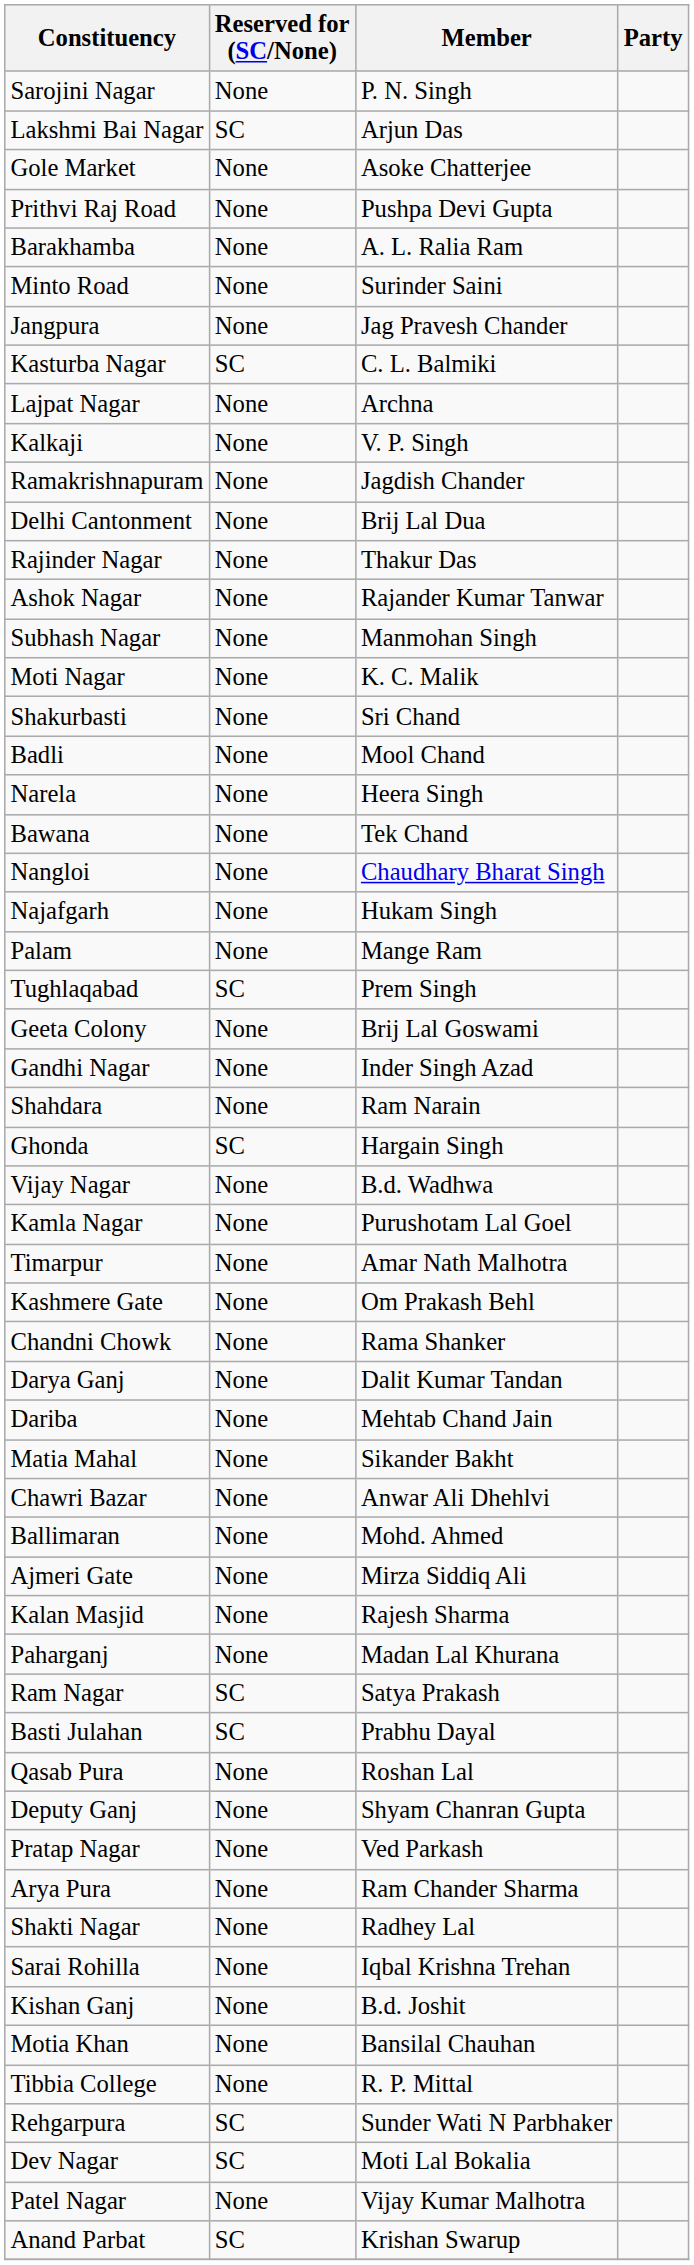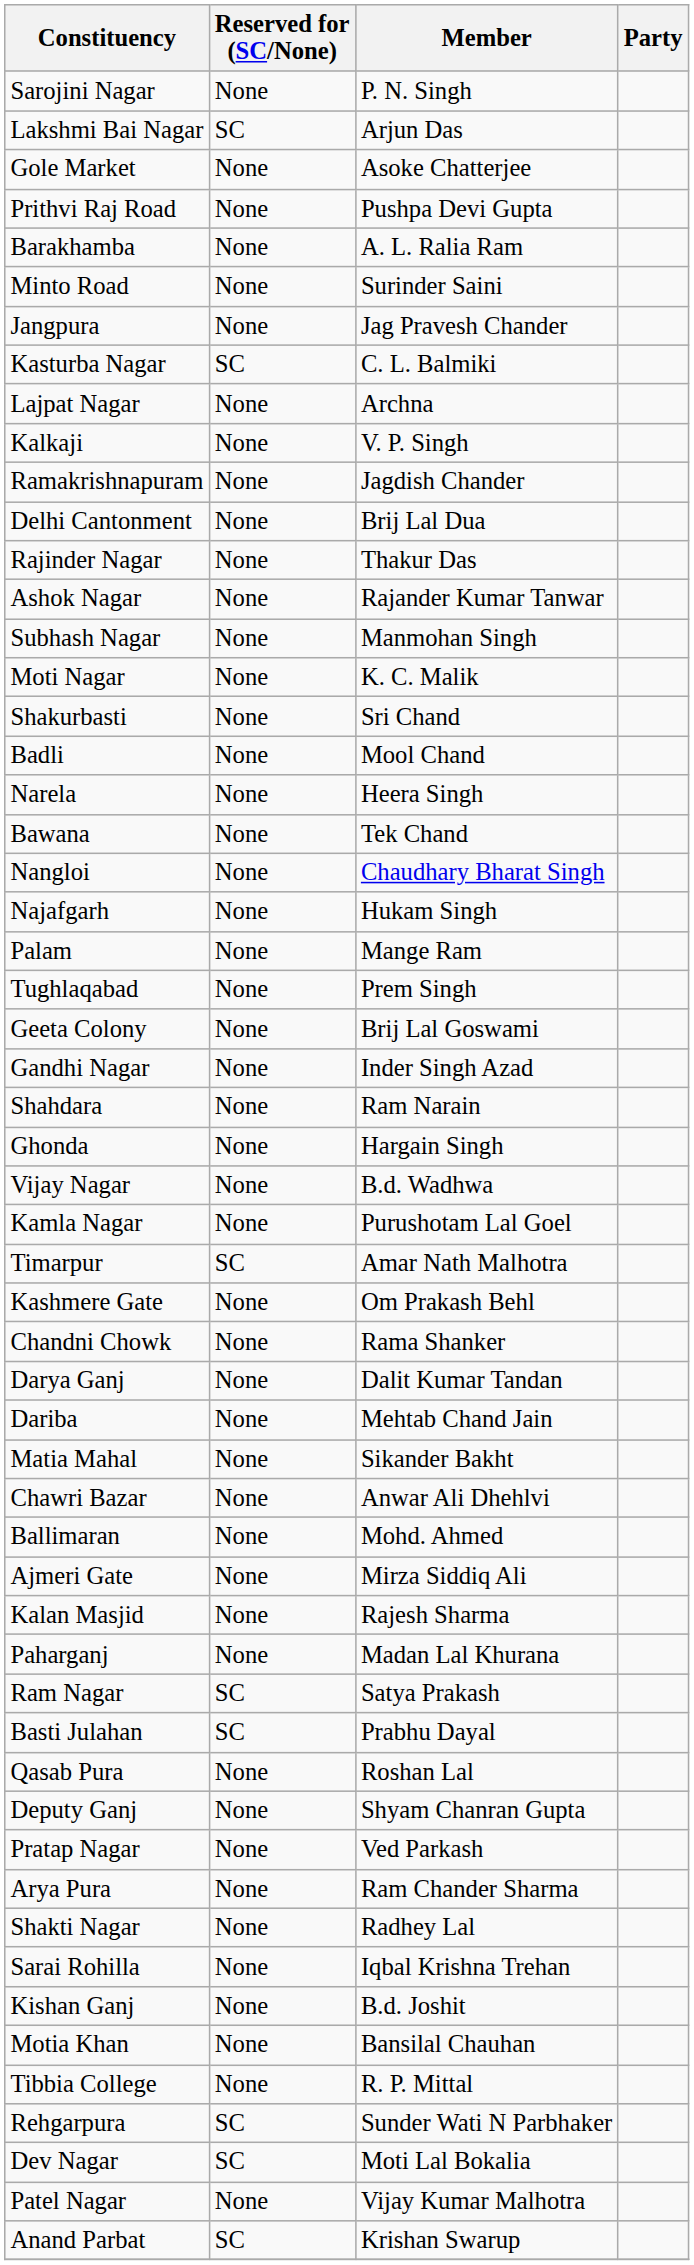(230, 989) SC -> (241, 989) None
(230, 1145) SC -> (241, 1145) None
(241, 1263) None -> (230, 1263) SC
